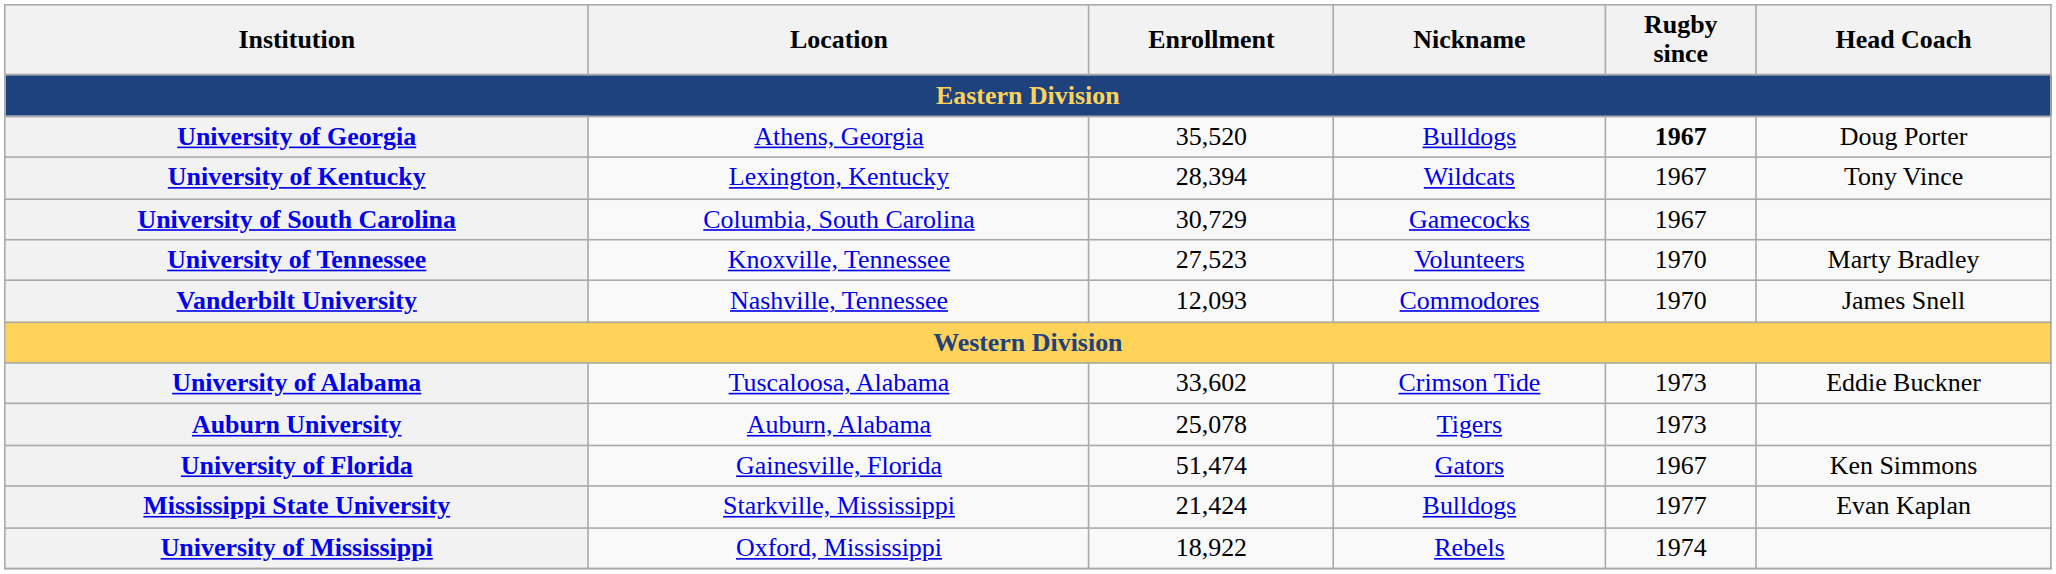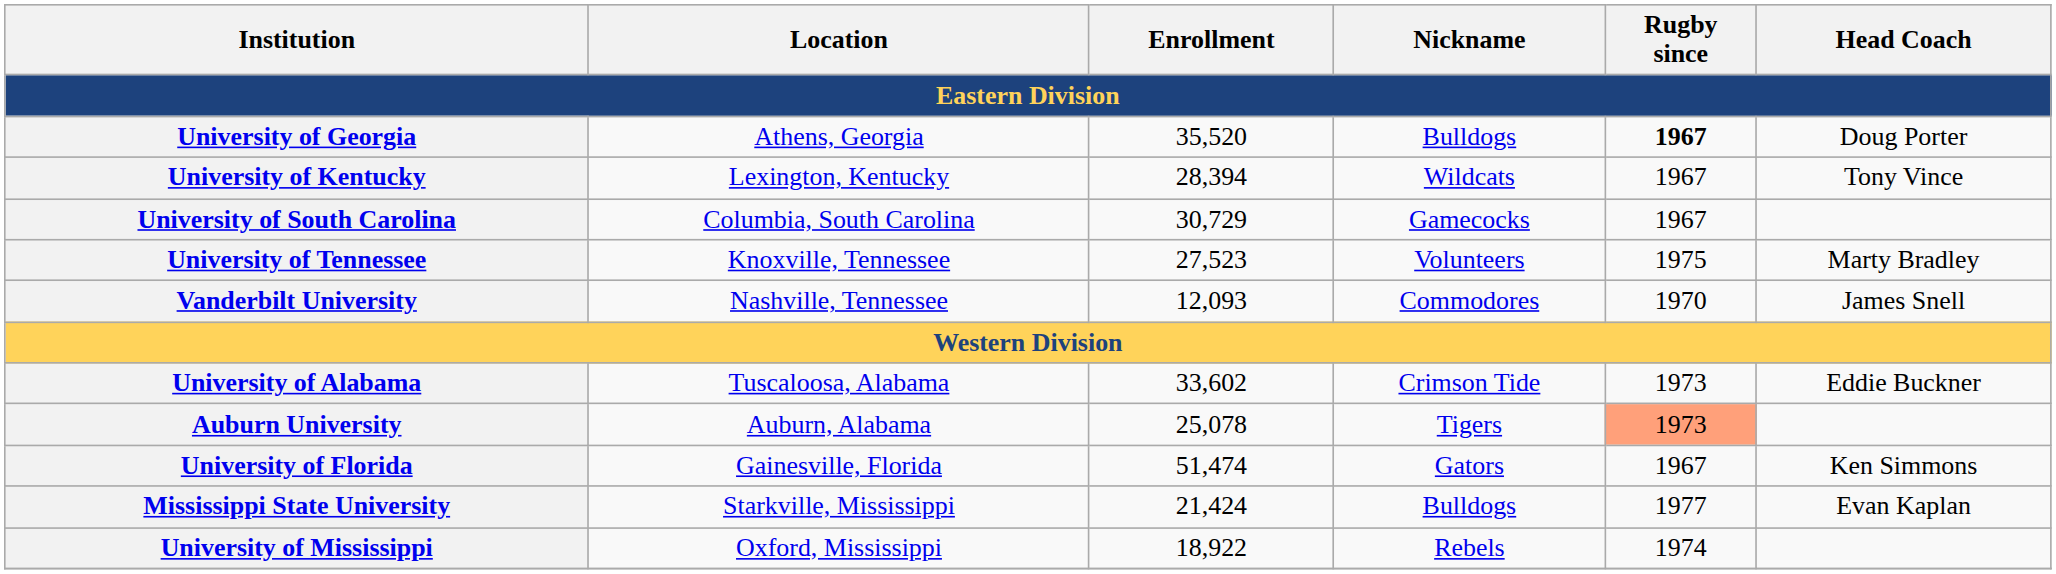(1681, 259) 1970 -> (1681, 259) 1975
(1681, 424) no background -> (1681, 424) lightsalmon background
